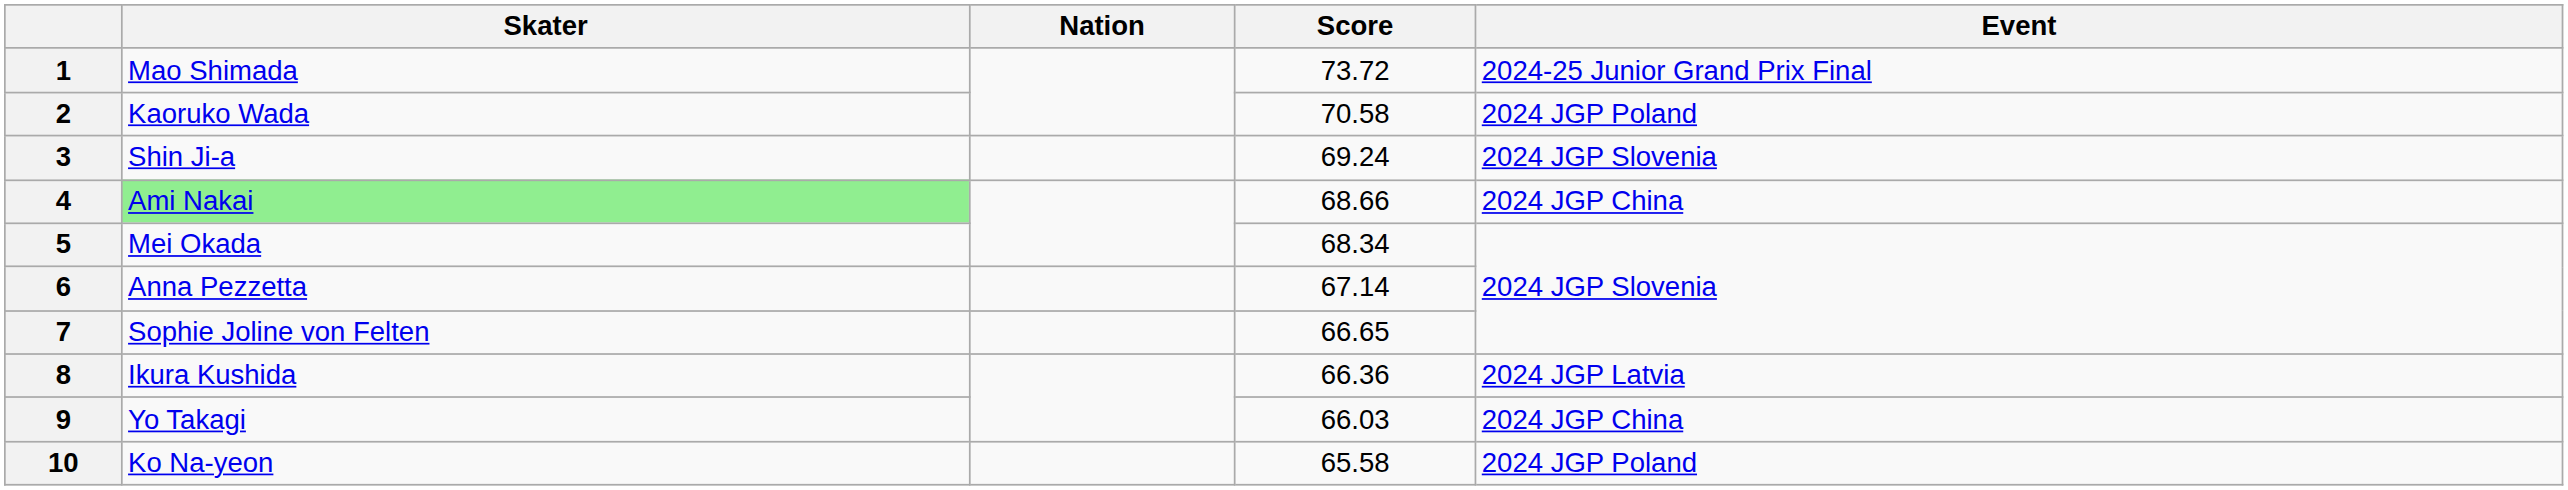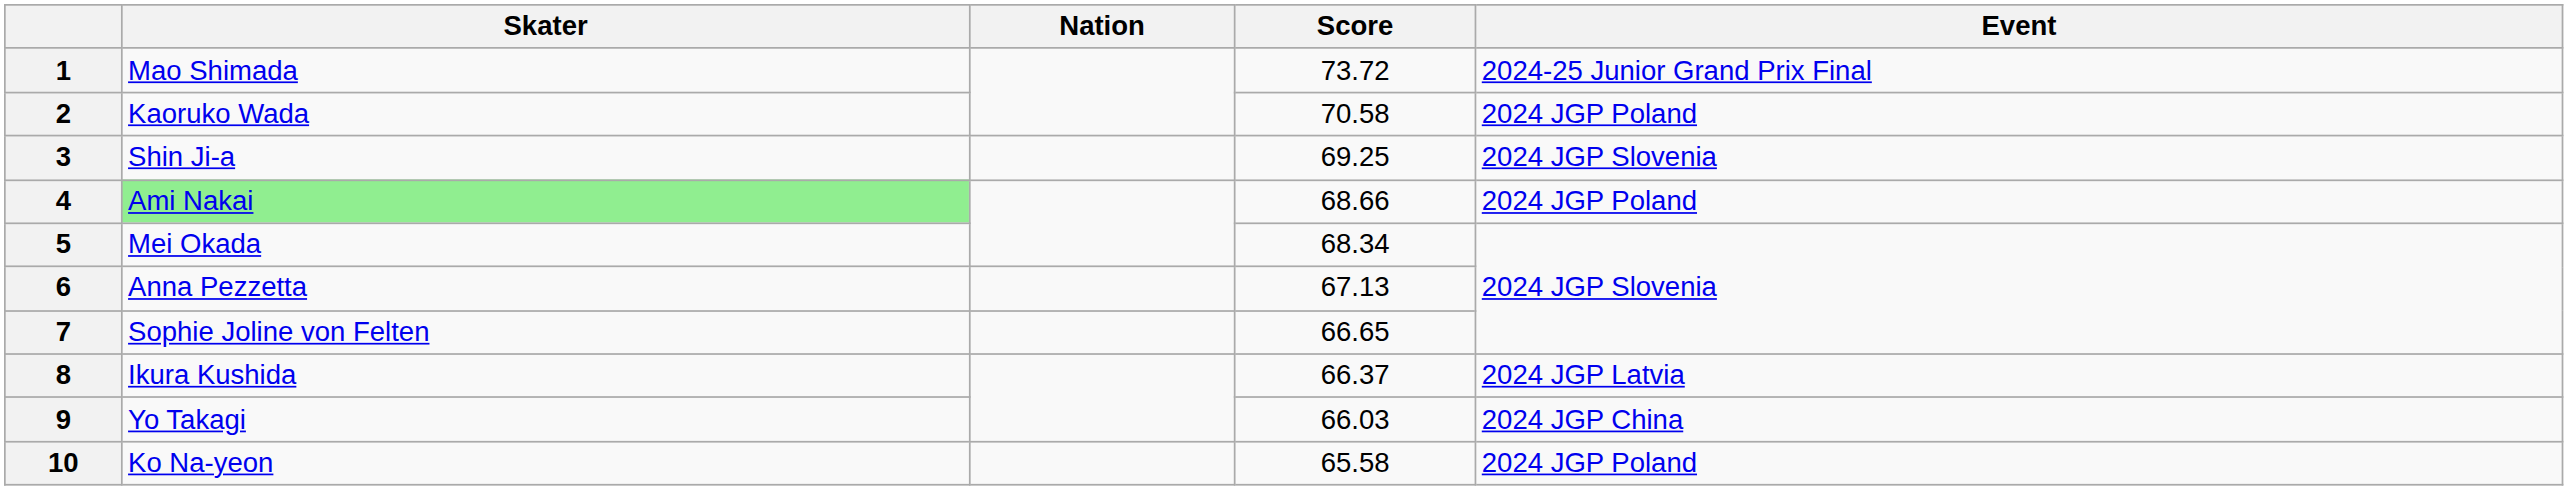(1355, 157) 69.24 -> (1355, 157) 69.25
(1583, 200) 2024 JGP China -> (1589, 200) 2024 JGP Poland
(1355, 288) 67.14 -> (1355, 288) 67.13
(1355, 375) 66.36 -> (1355, 375) 66.37
